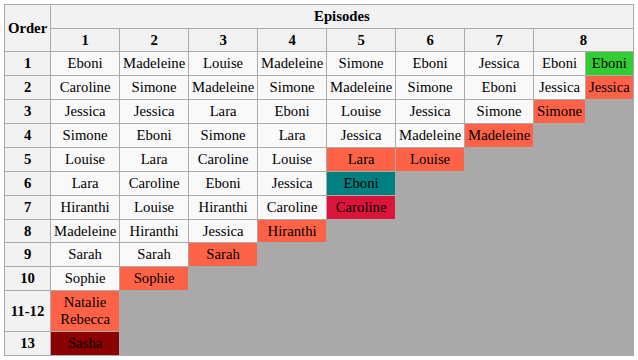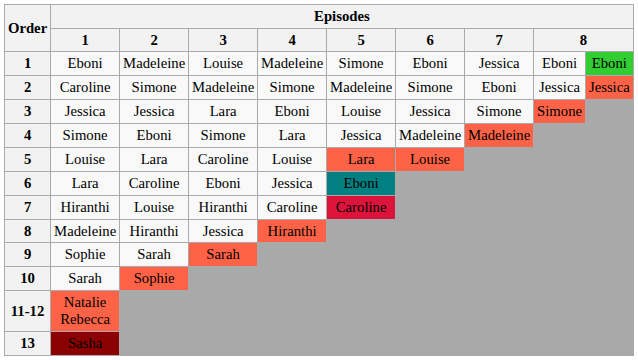(85, 254) Sarah -> (85, 254) Sophie
(85, 278) Sophie -> (85, 278) Sarah
